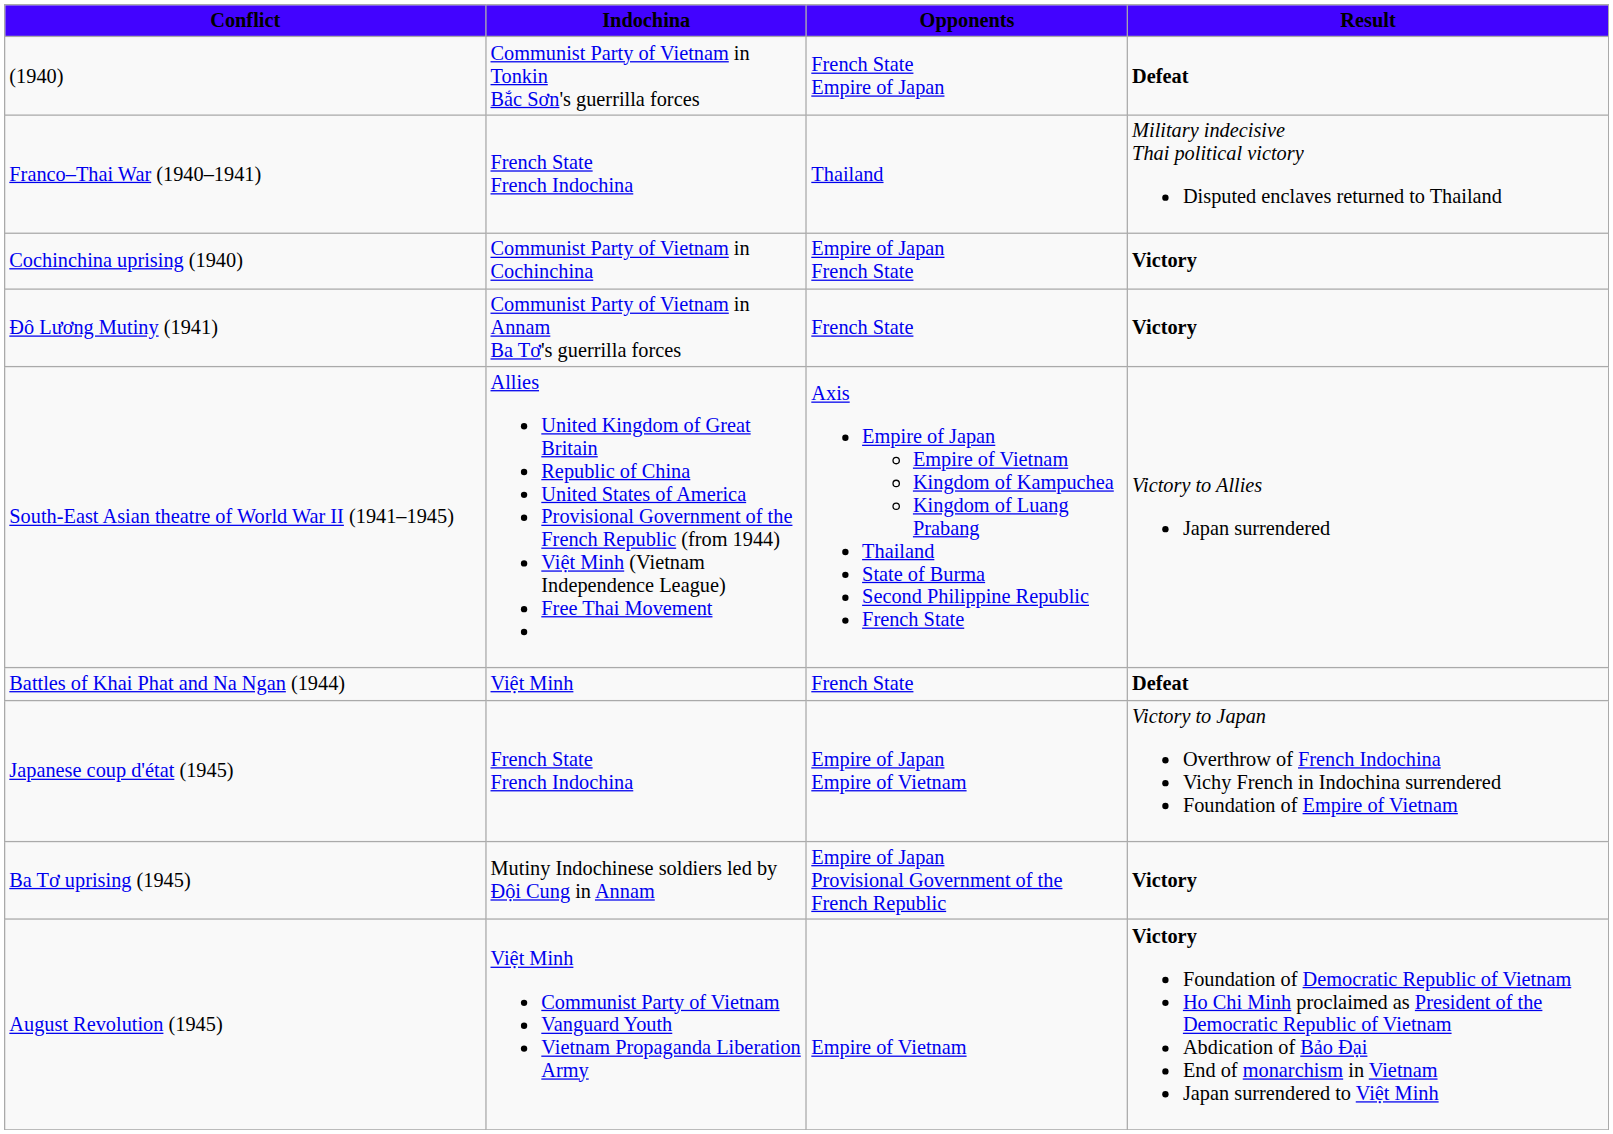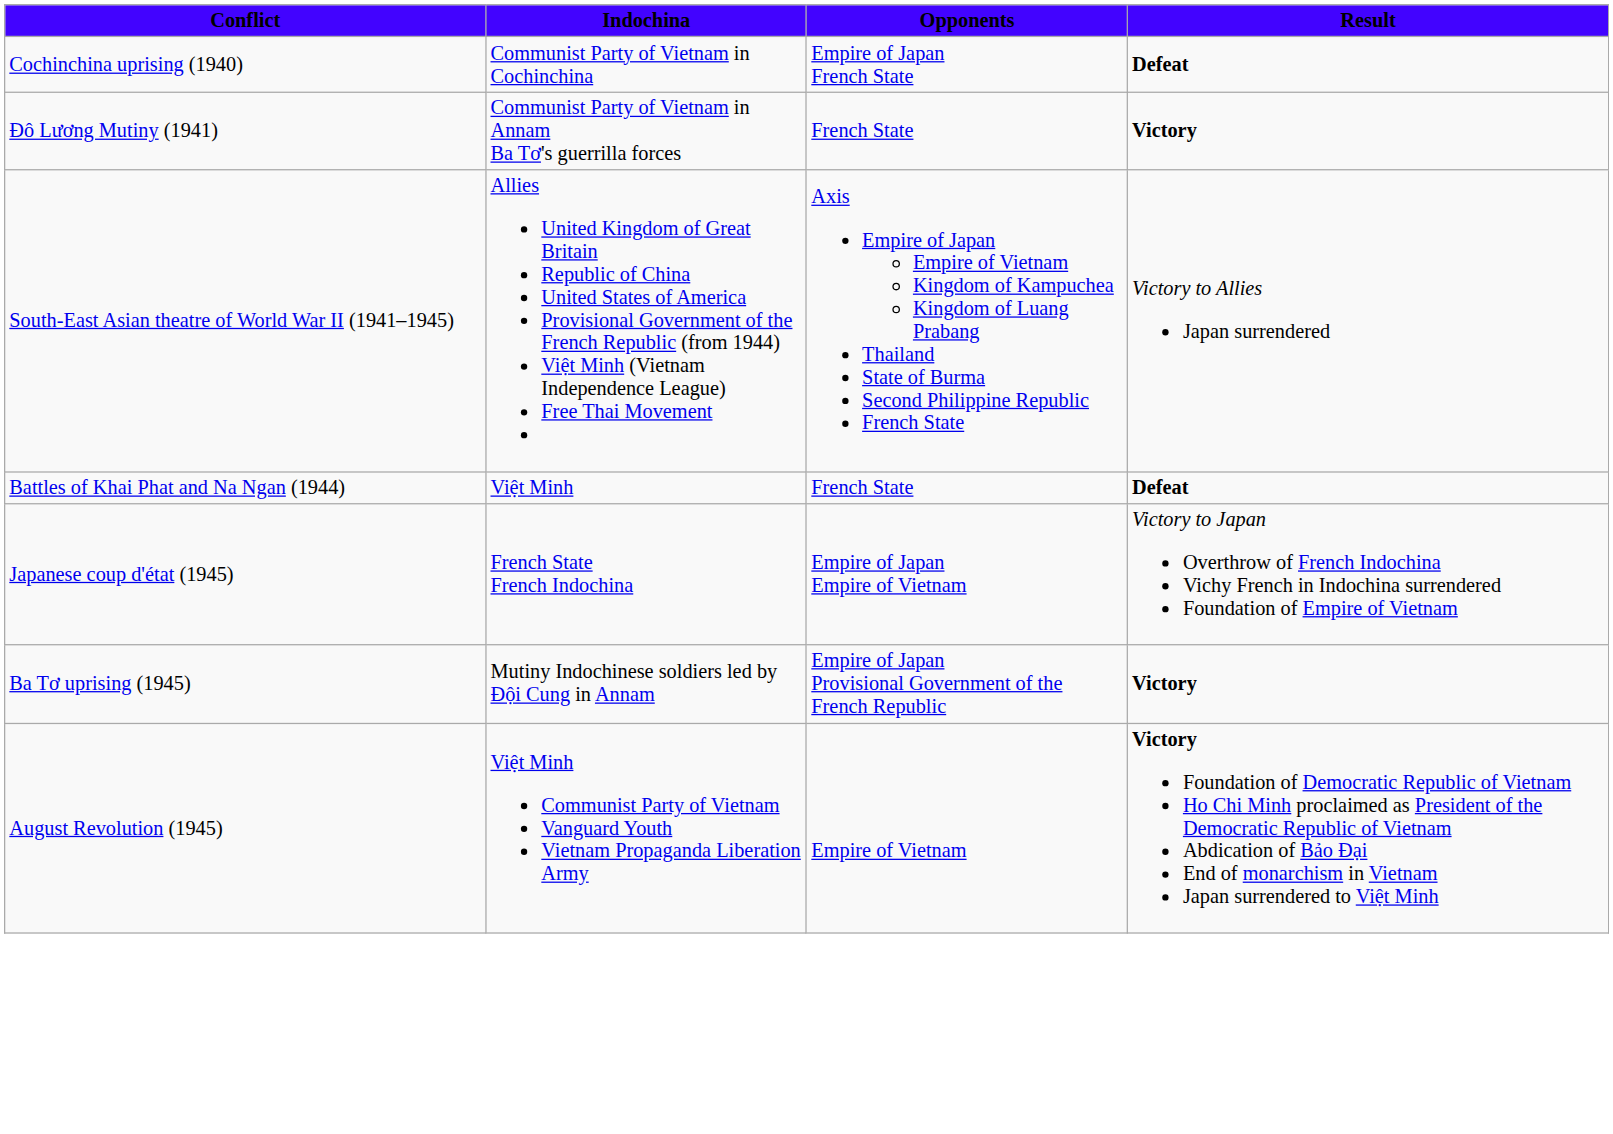- row: (36, 75)
- row: (135, 173)
(1164, 260) Victory -> (1160, 64) Defeat
